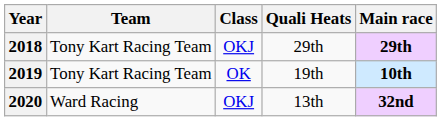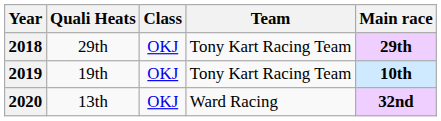columns swapped: (131, 18) <-> (309, 18)
(239, 74) OK -> (163, 74) OKJ
